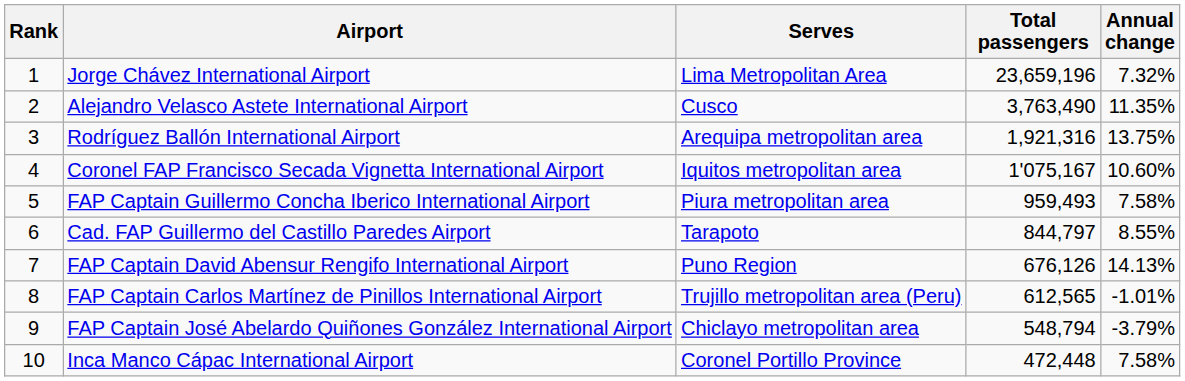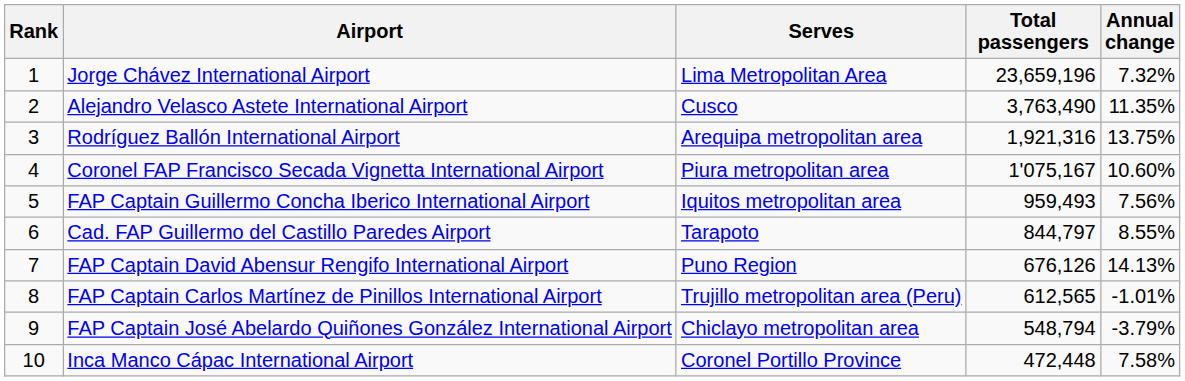(791, 169) Iquitos metropolitan area -> (785, 169) Piura metropolitan area
(785, 201) Piura metropolitan area -> (791, 201) Iquitos metropolitan area
(1147, 201) 7.58% -> (1147, 201) 7.56%
